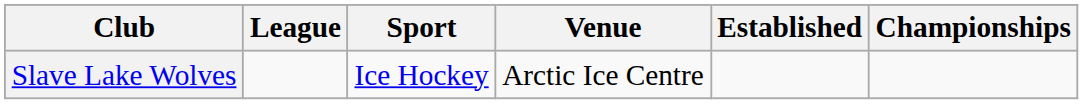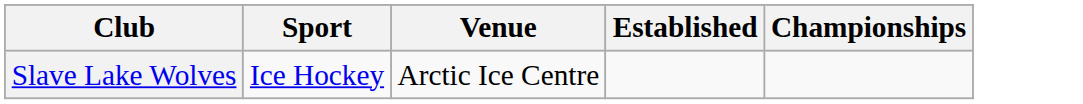- column: (295, 27)
